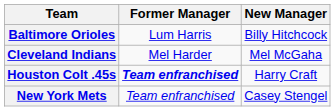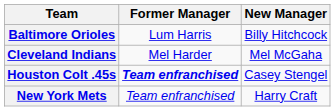(286, 75) Harry Craft -> (286, 75) Casey Stengel
(286, 95) Casey Stengel -> (286, 95) Harry Craft
